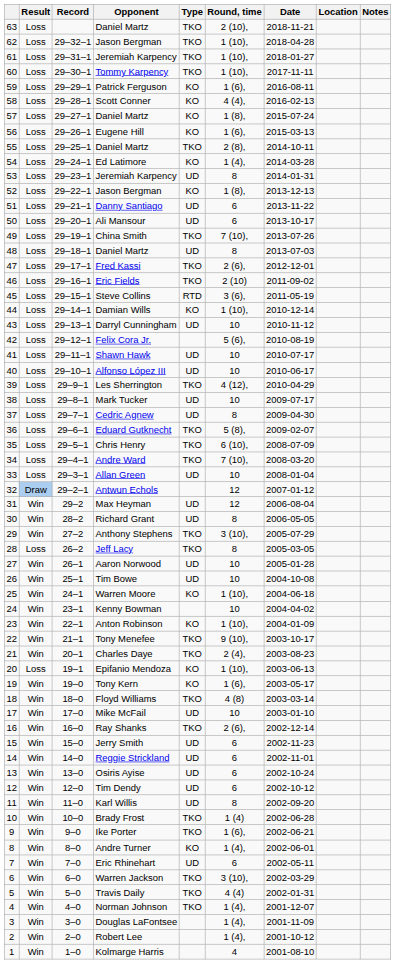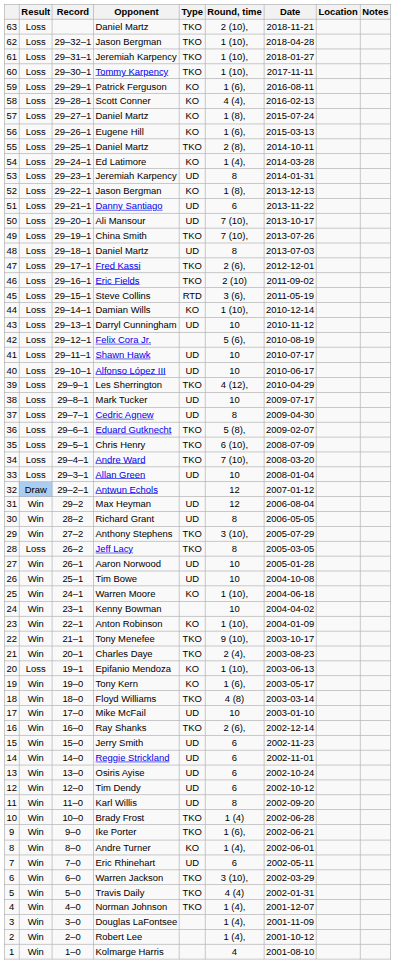(234, 221) 6 -> (234, 221) 7 (10),
